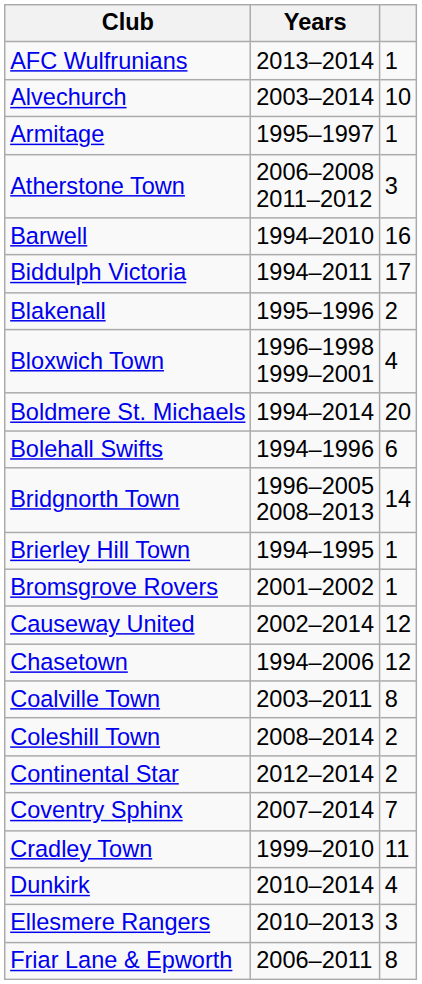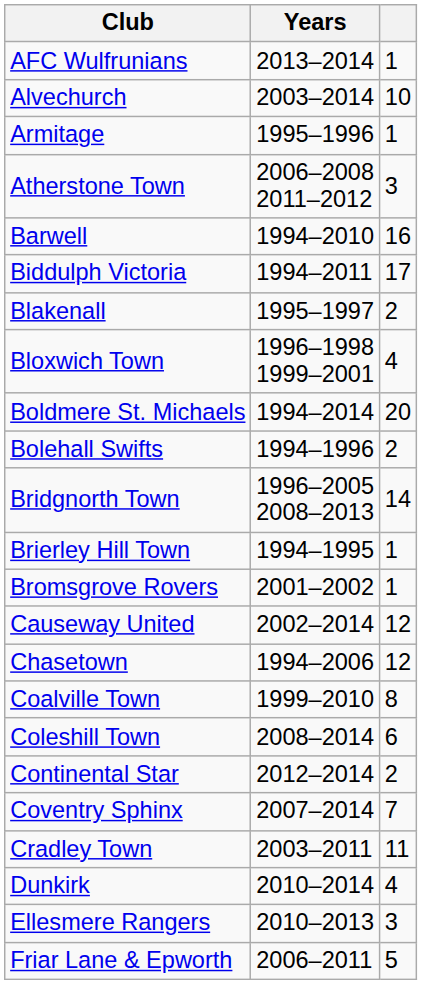(315, 135) 1995–1997 -> (315, 135) 1995–1996
(315, 310) 1995–1996 -> (315, 310) 1995–1997
(391, 449) 6 -> (391, 449) 2
(314, 699) 2003–2011 -> (315, 699) 1999–2010
(391, 736) 2 -> (391, 736) 6
(315, 848) 1999–2010 -> (314, 848) 2003–2011
(391, 960) 8 -> (391, 960) 5
